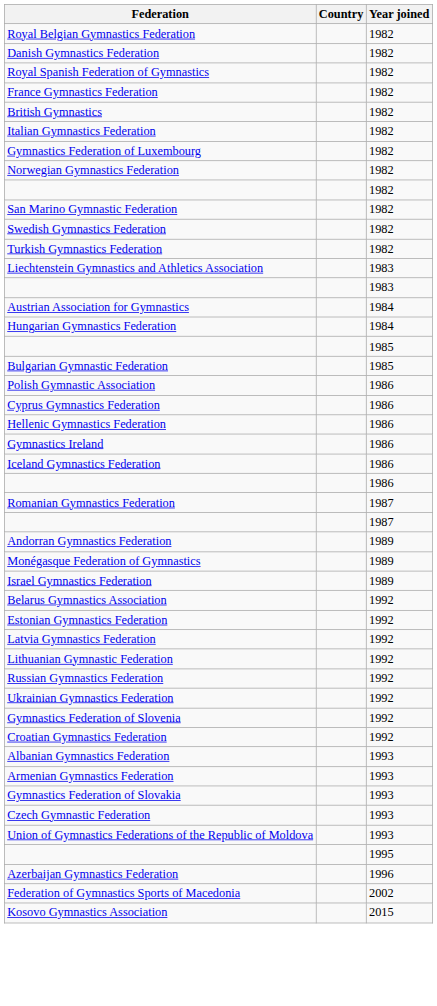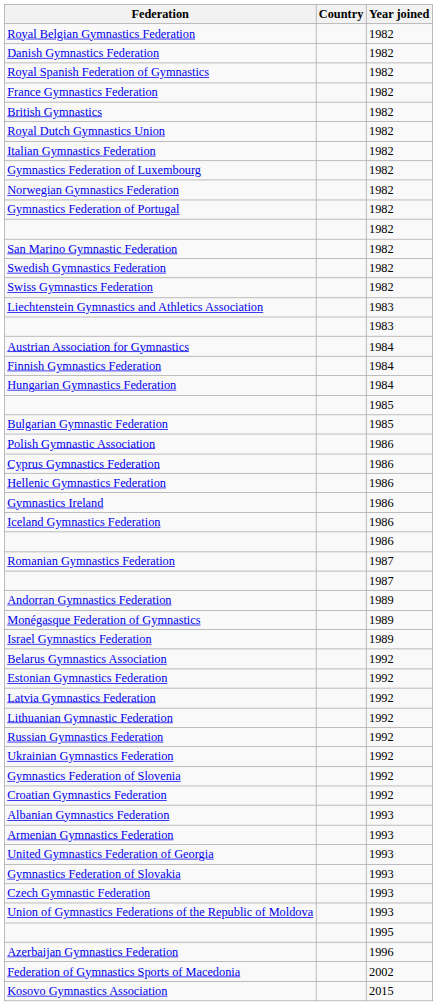+ row: (86, 131)
+ row: (93, 209)
+ row: (80, 287)
- row: (85, 248)
+ row: (84, 365)
+ row: (110, 854)
